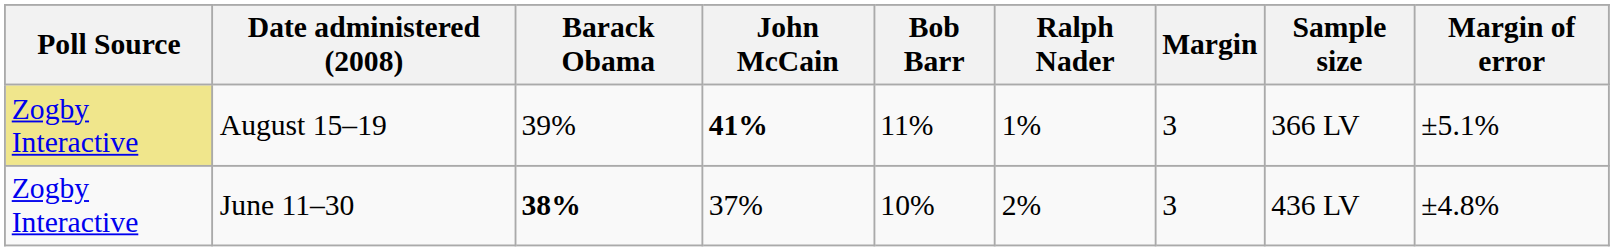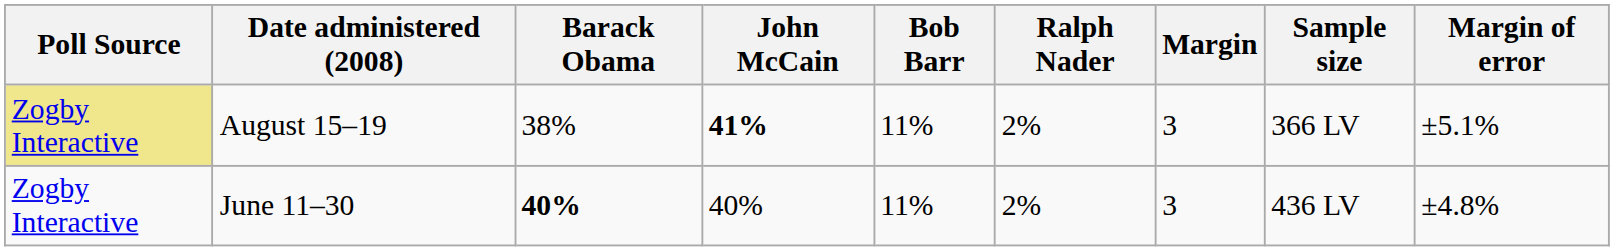(549, 124) 39% -> (549, 124) 38%
(1021, 124) 1% -> (1021, 124) 2%
(551, 205) 38% -> (551, 205) 40%
(736, 205) 37% -> (736, 205) 40%
(907, 205) 10% -> (907, 205) 11%
